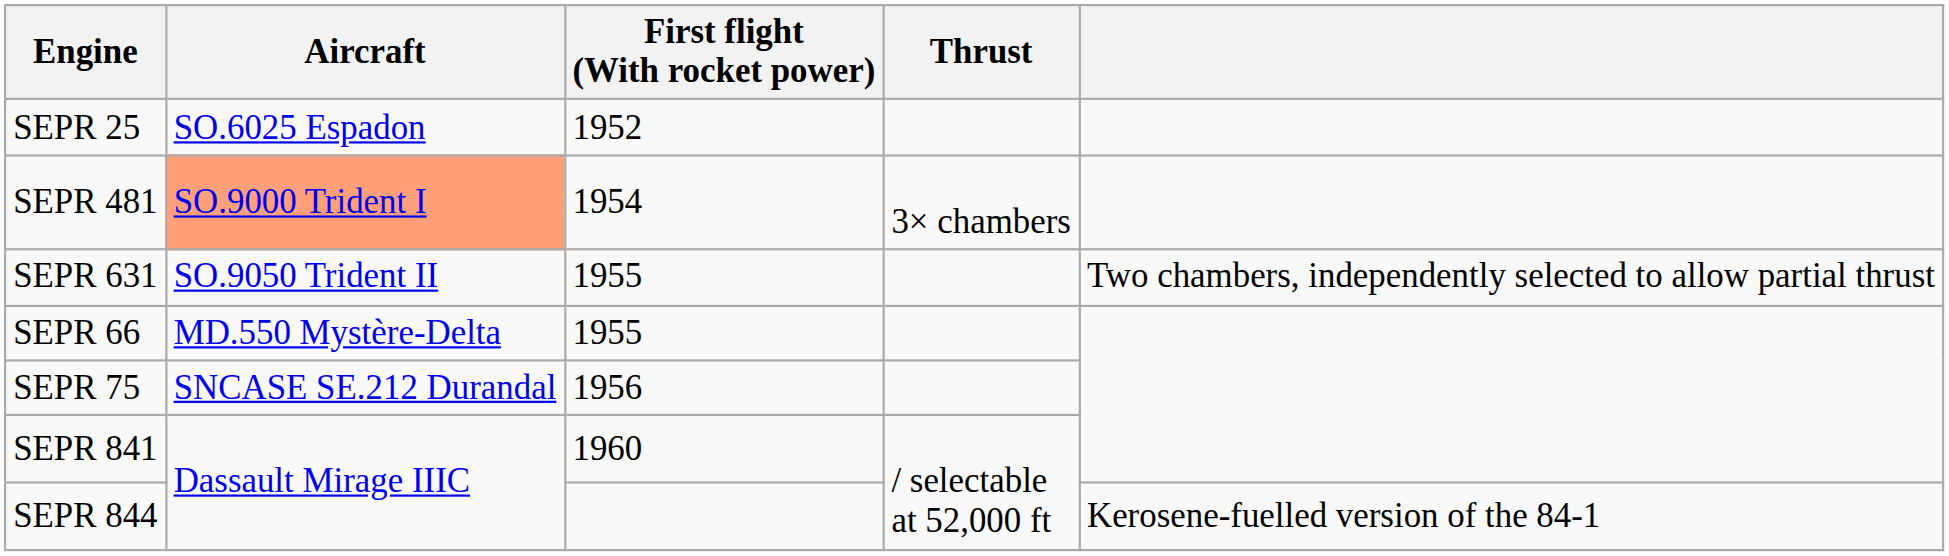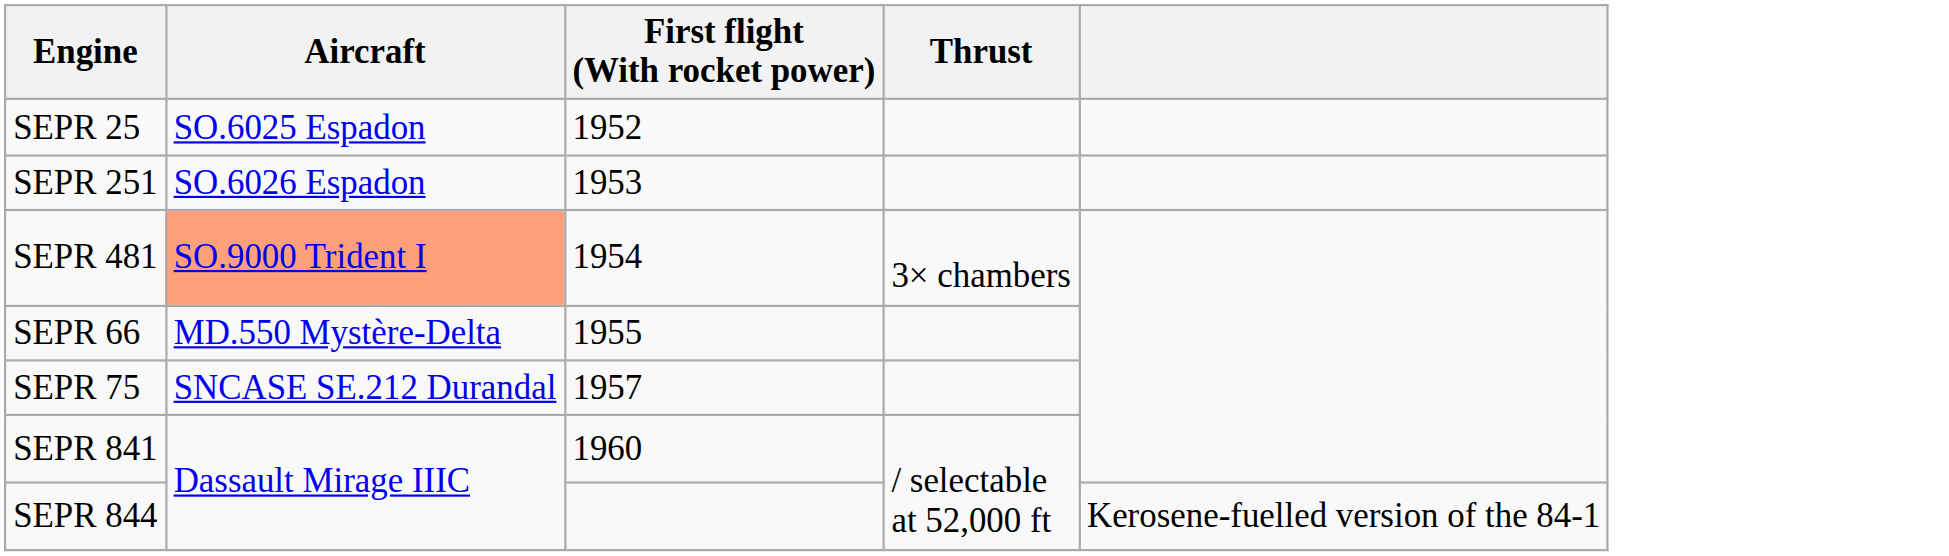+ row: (85, 182)
- row: (85, 276)
(607, 387) 1956 -> (607, 387) 1957
